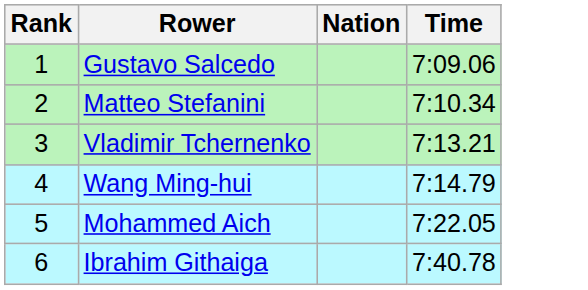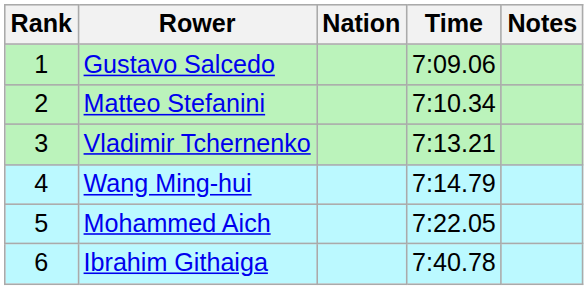+ column: (542, 24)
